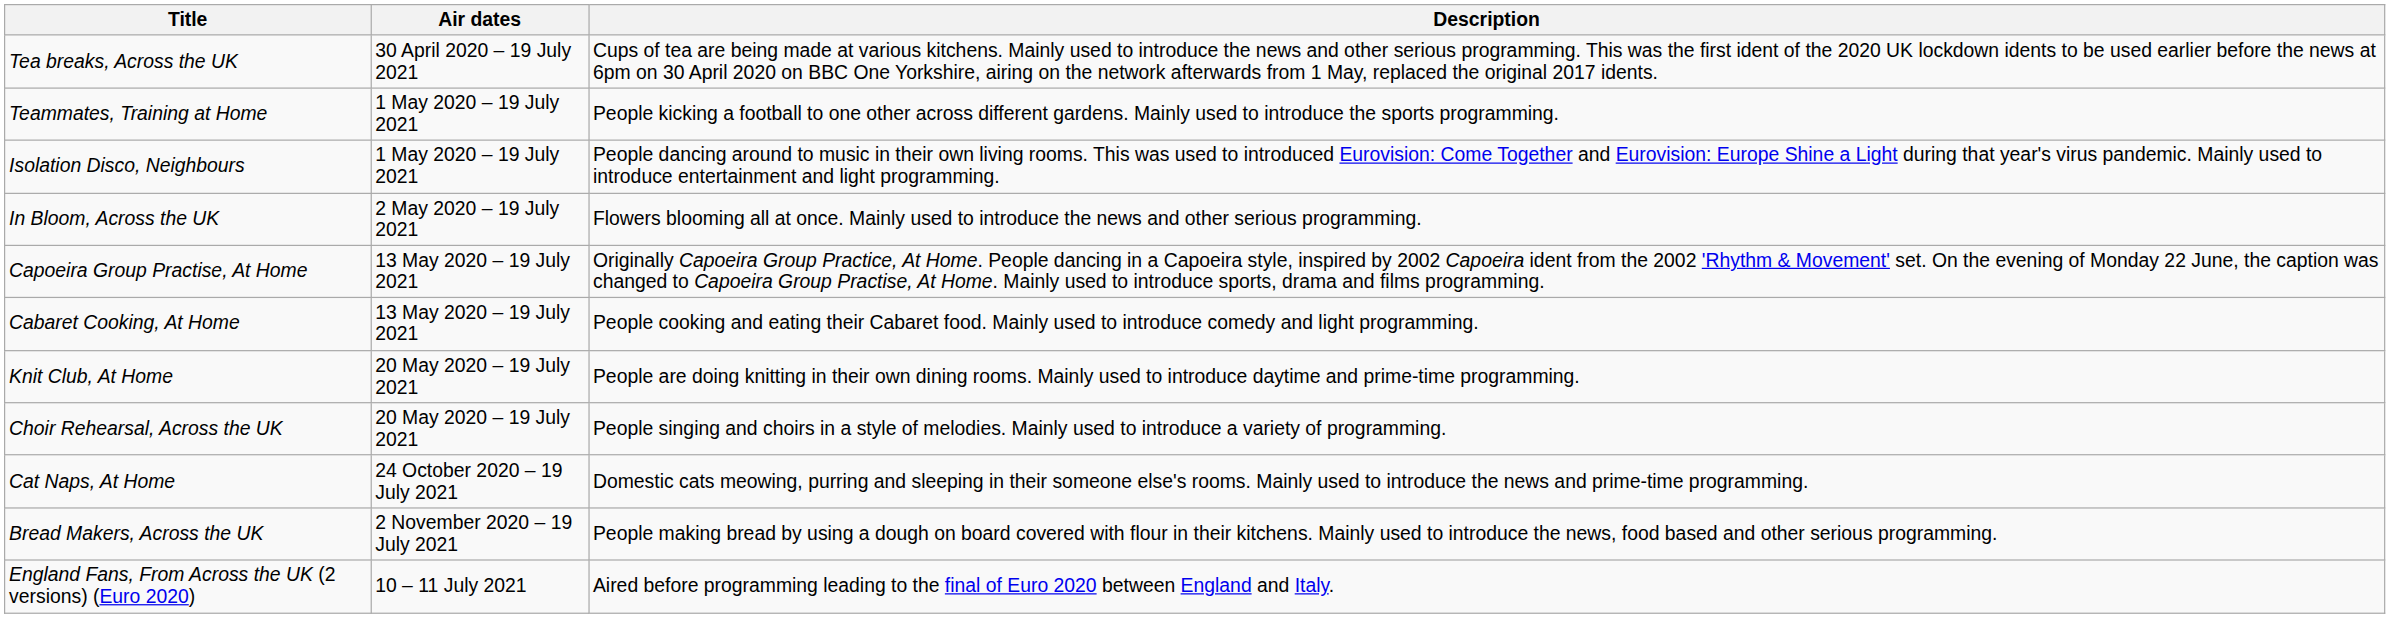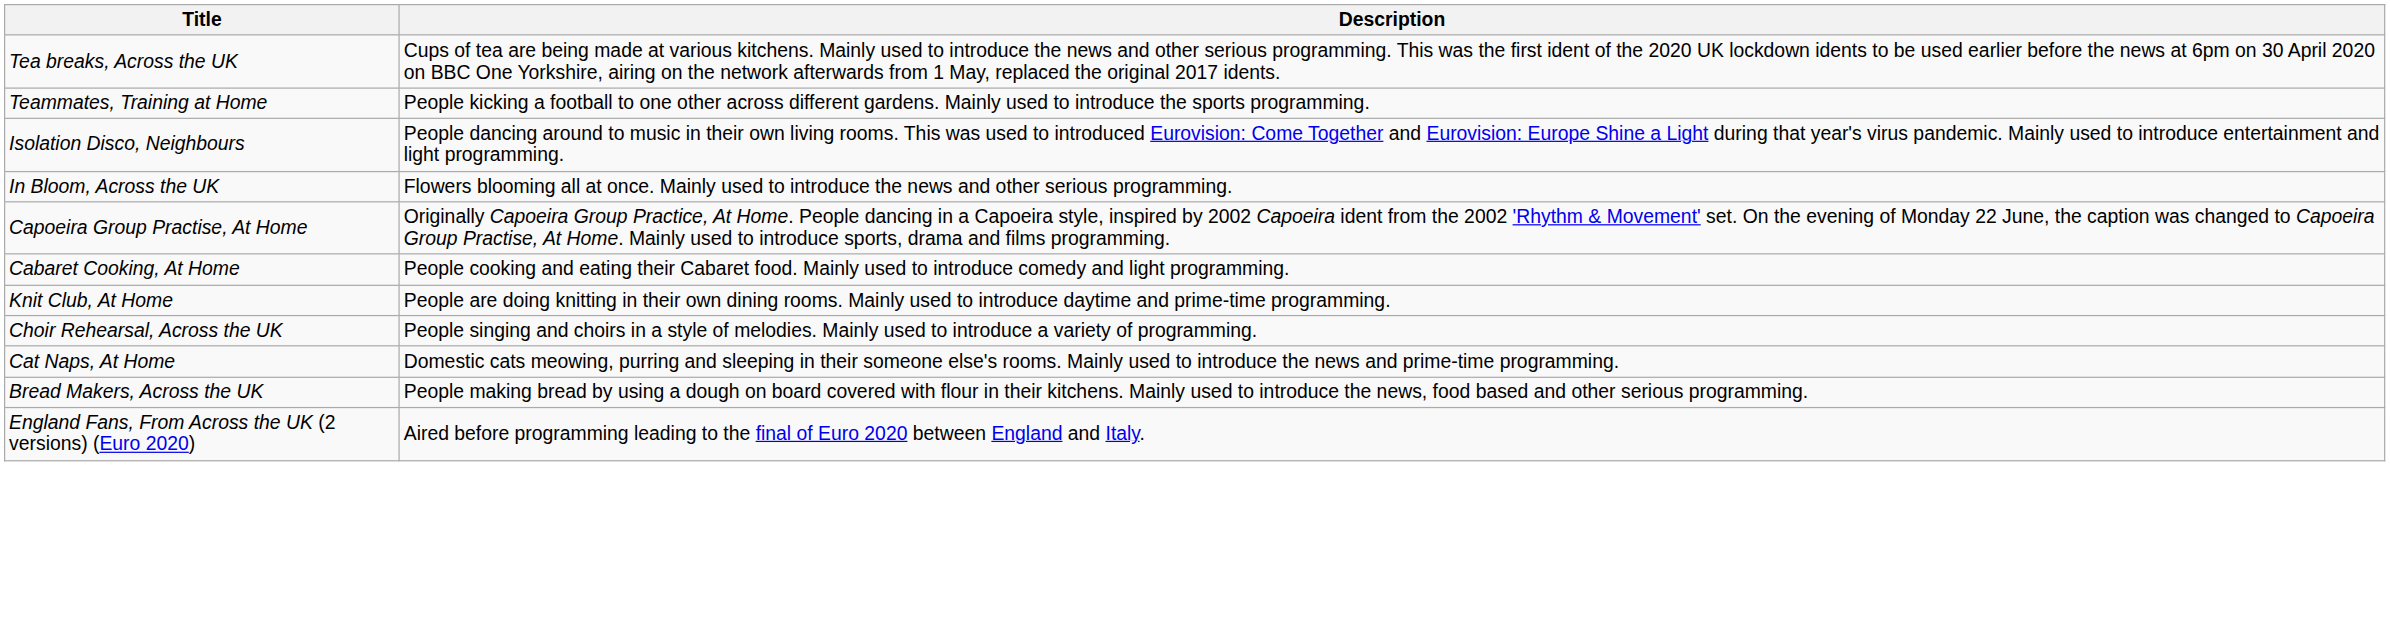- column: (480, 19)
